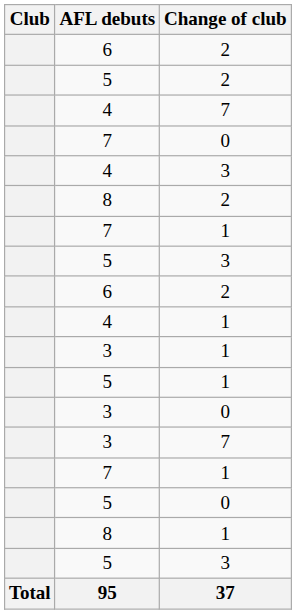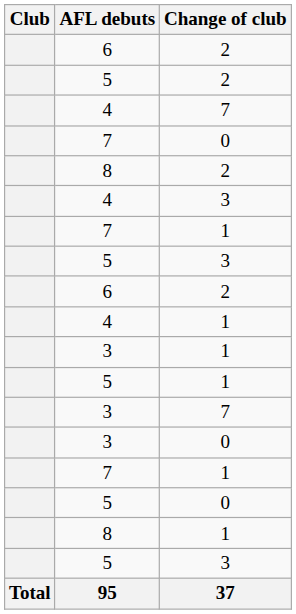rows swapped: (107, 170) <-> (107, 200)
rows swapped: (107, 442) <-> (107, 412)
